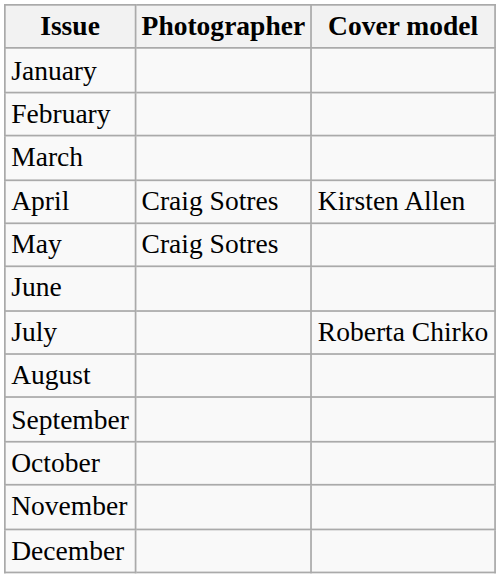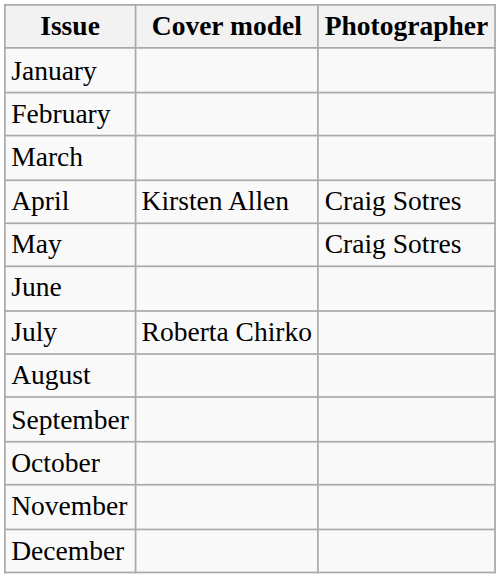columns swapped: (403, 26) <-> (223, 26)
